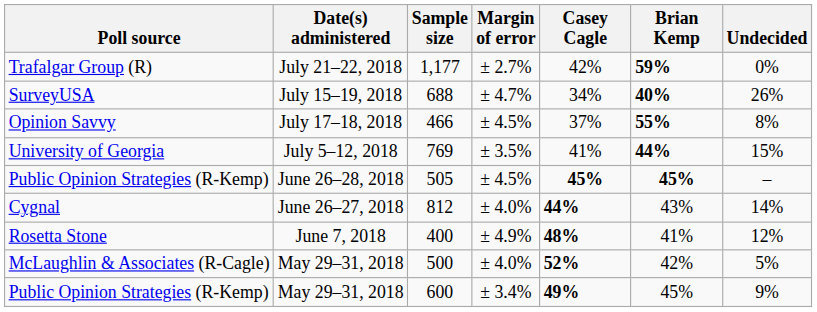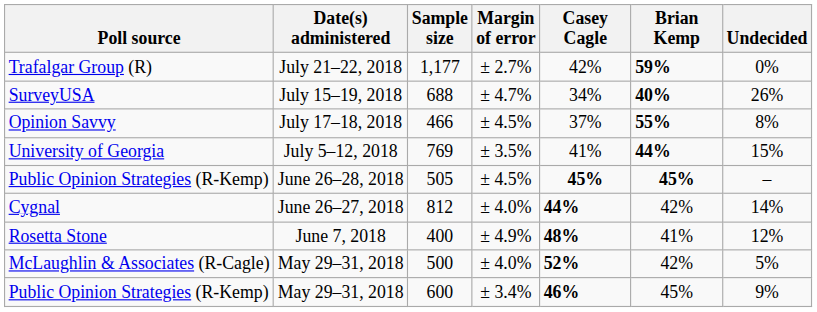(677, 207) 43% -> (677, 207) 42%
(561, 292) 49% -> (561, 292) 46%
